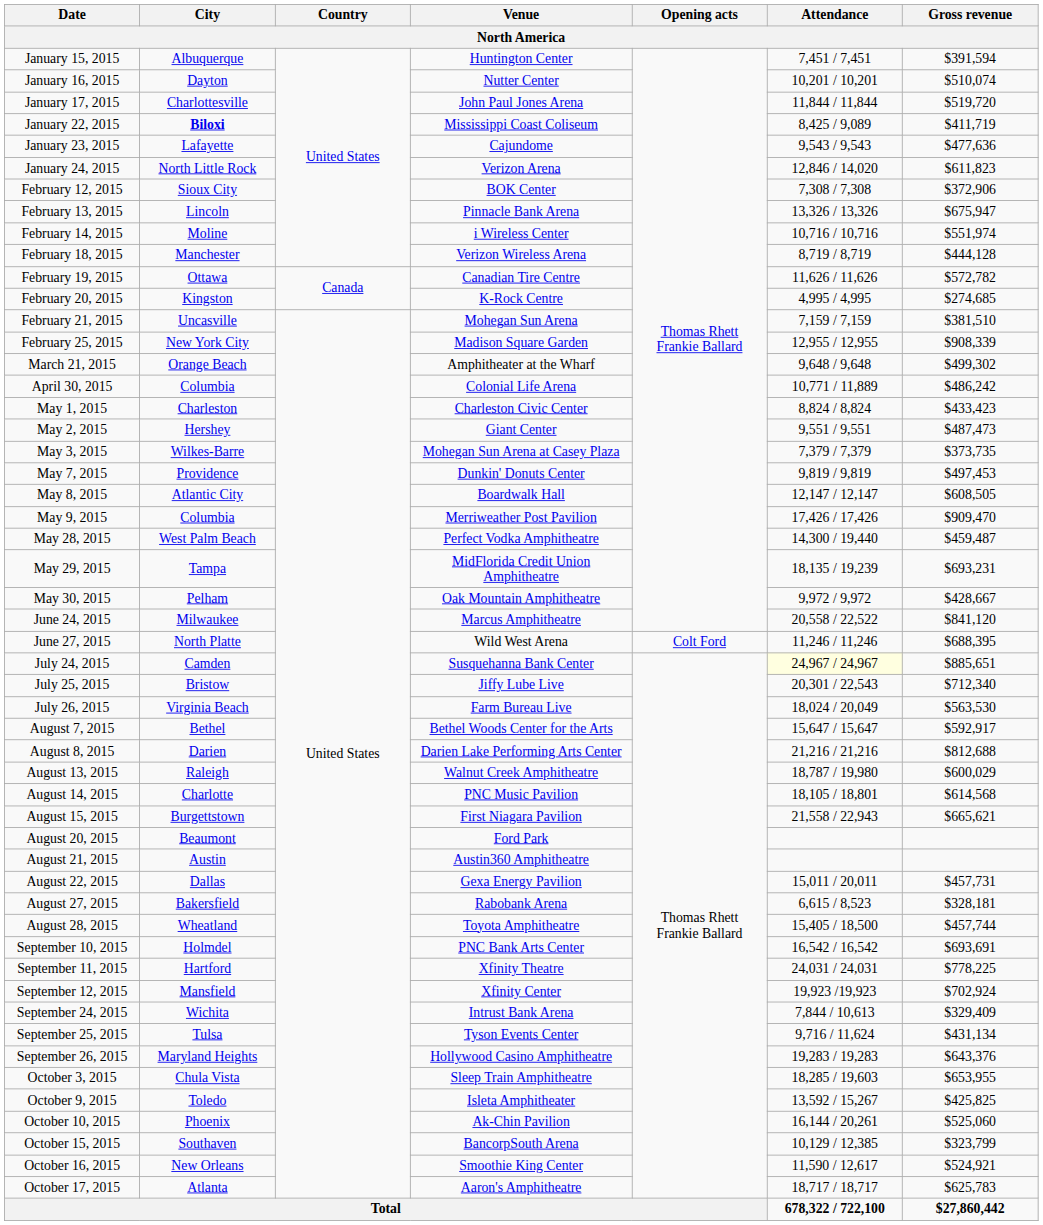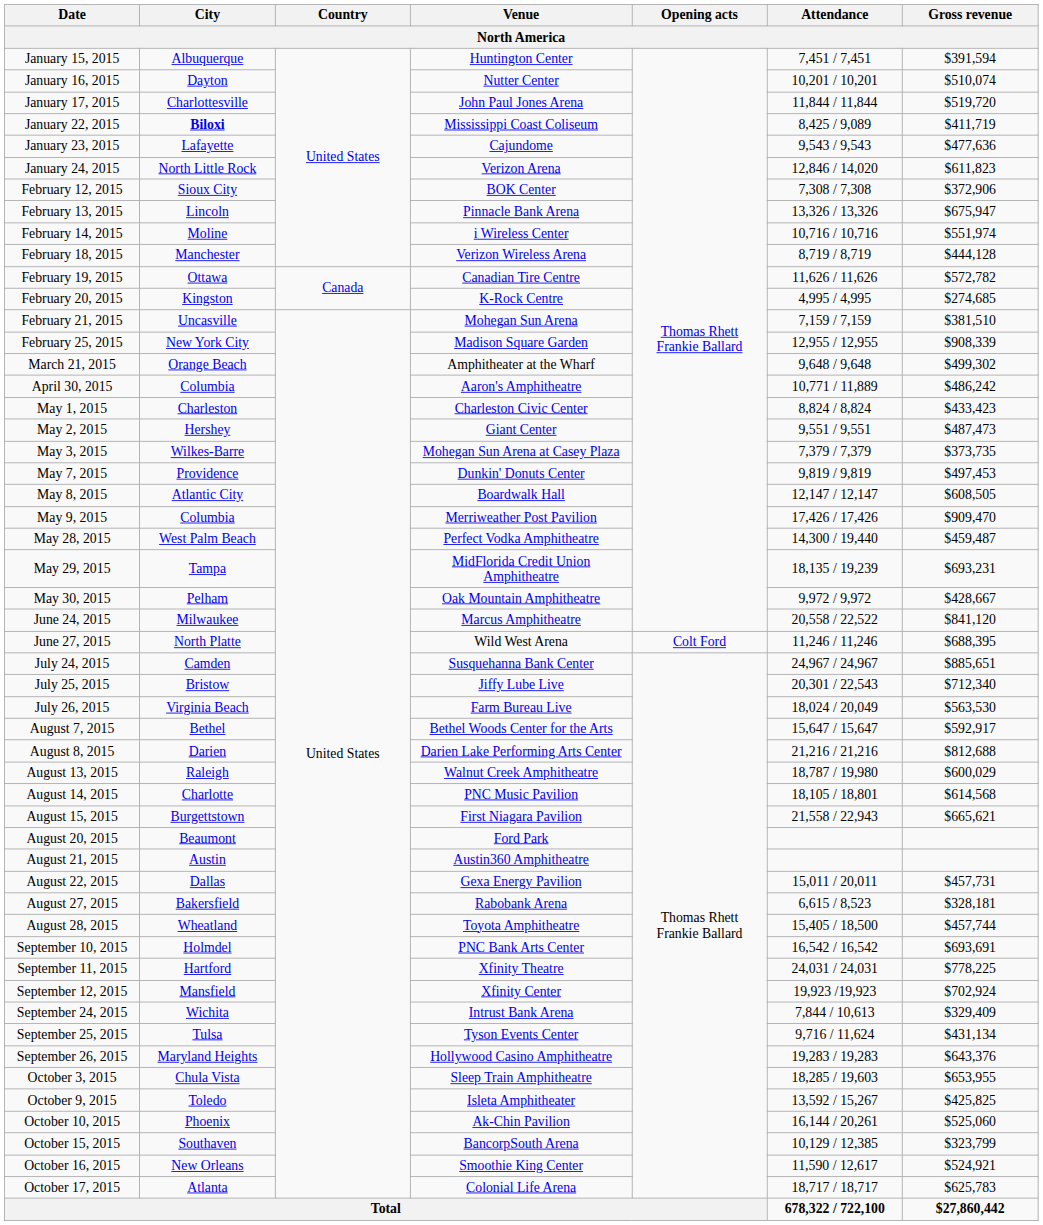(521, 386) Colonial Life Arena -> (521, 386) Aaron's Amphitheatre
(835, 663) lightyellow background -> (835, 663) no background
(521, 1187) Aaron's Amphitheatre -> (521, 1187) Colonial Life Arena
